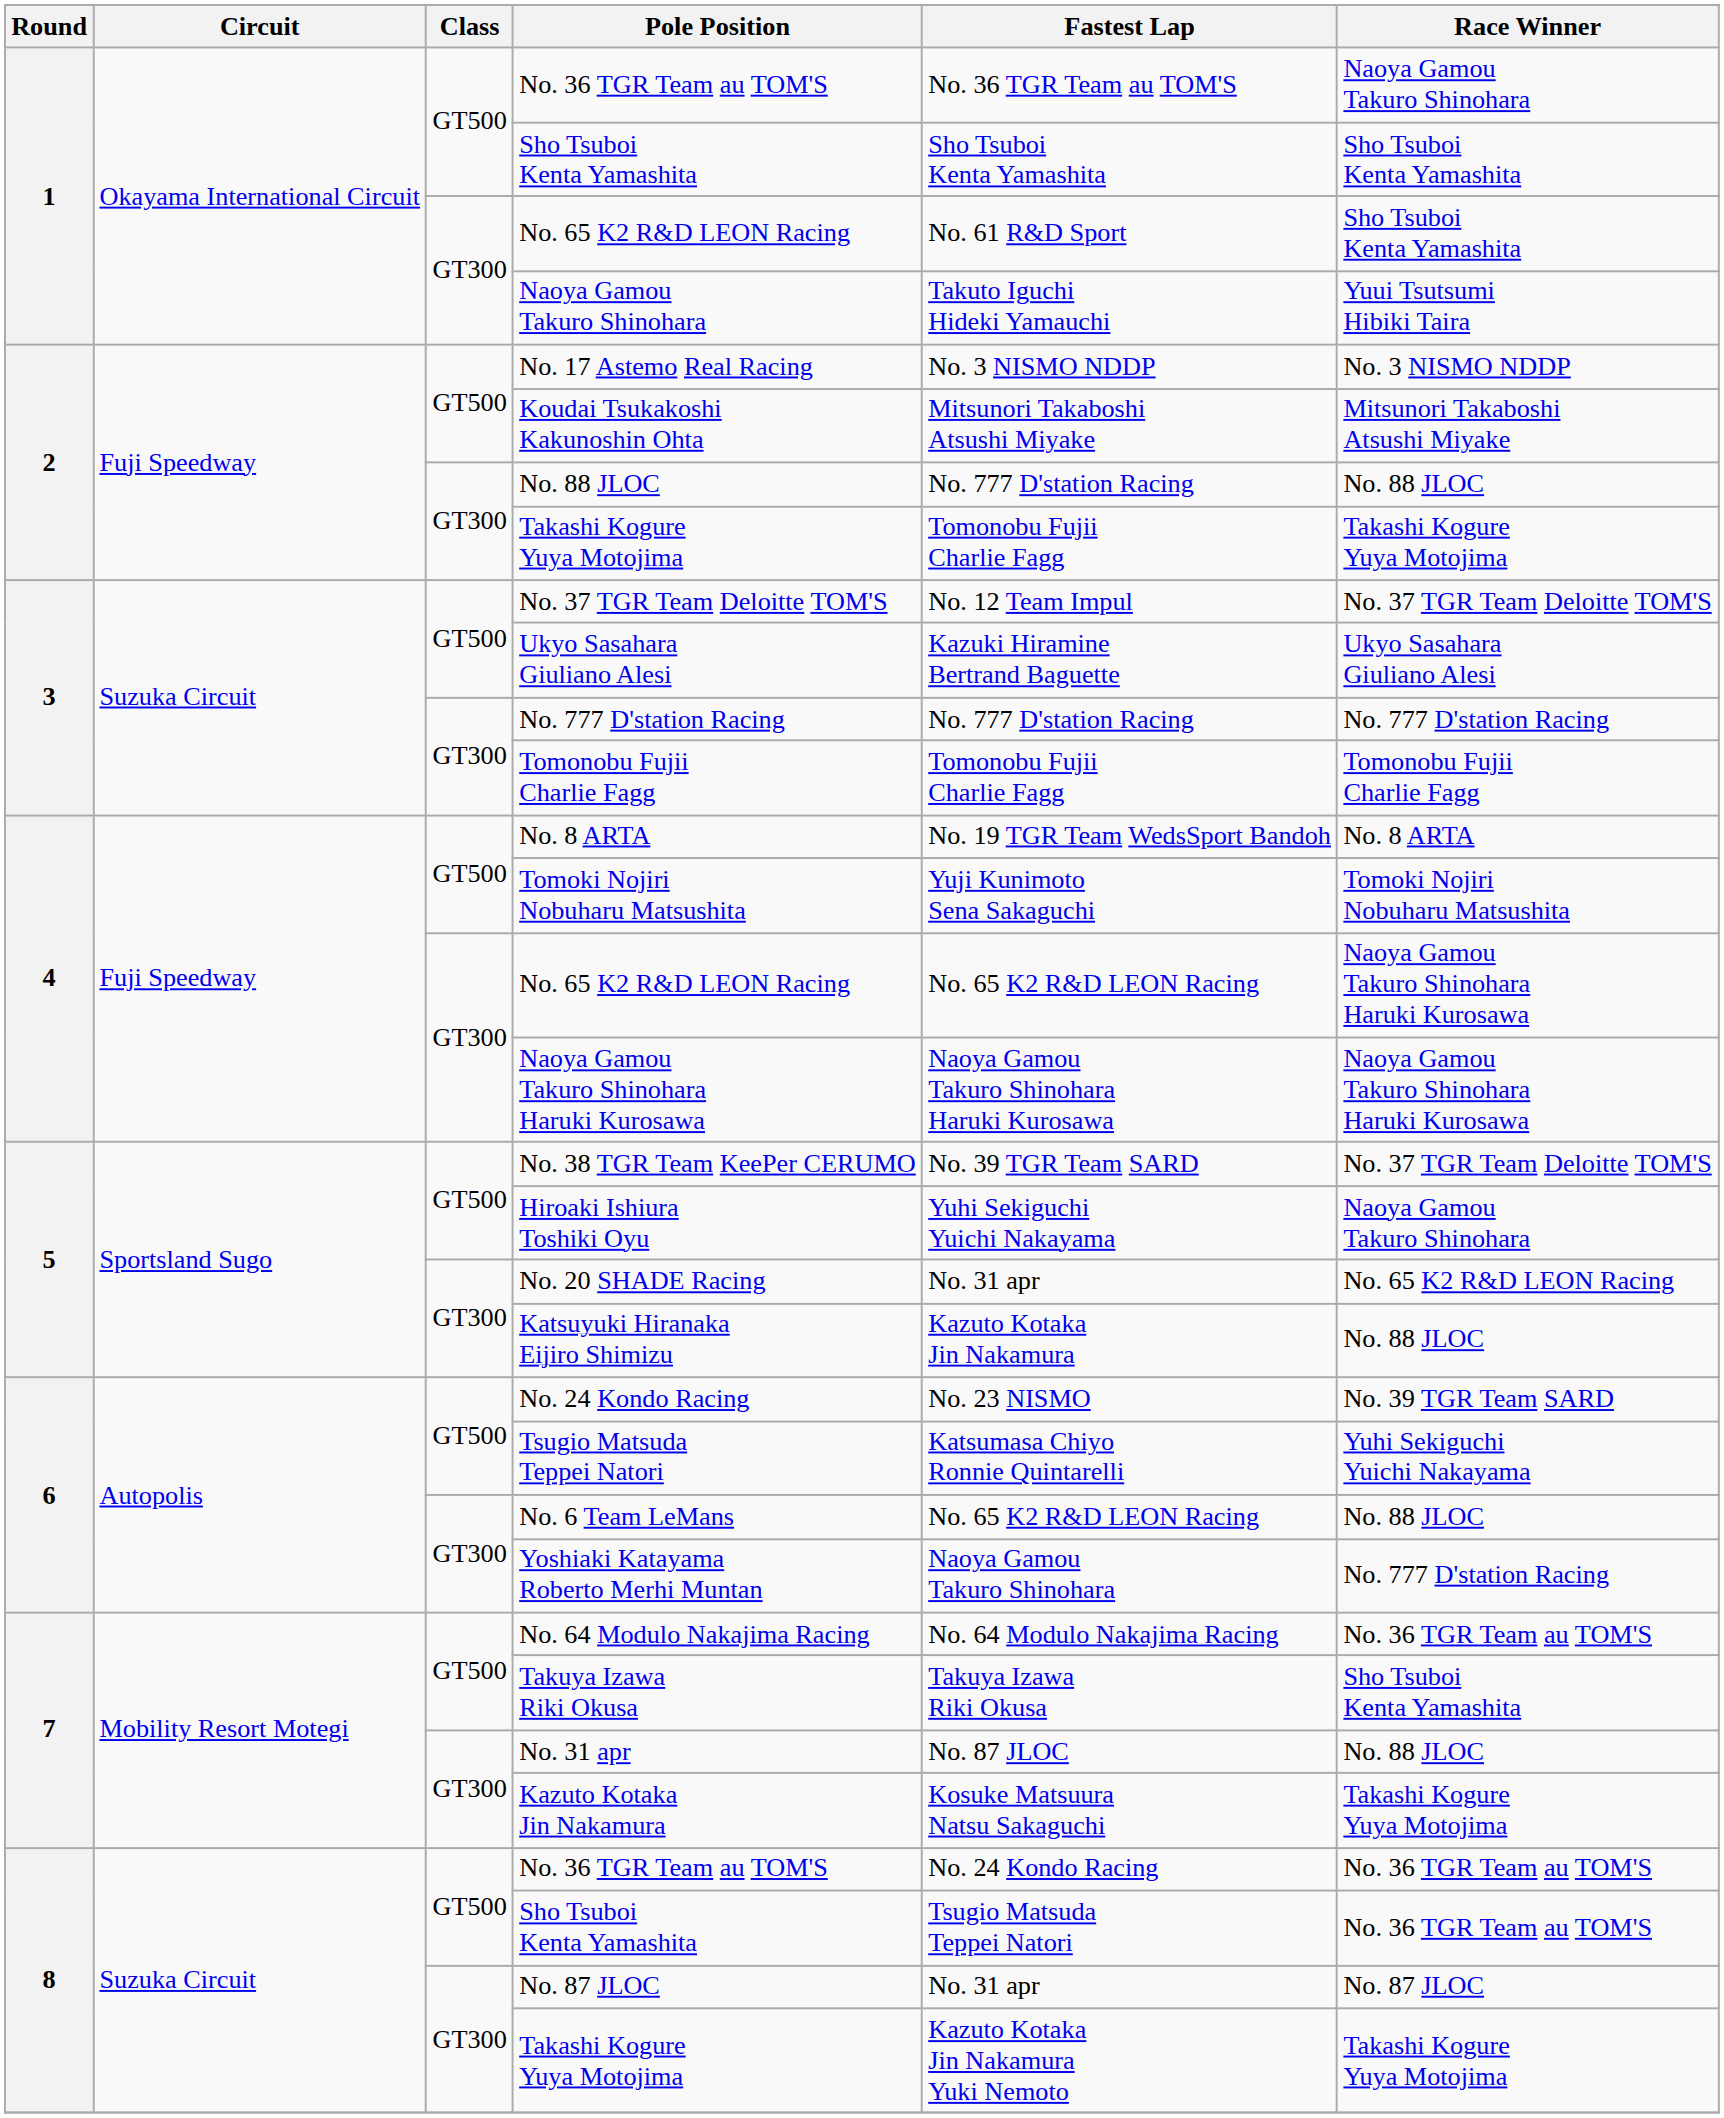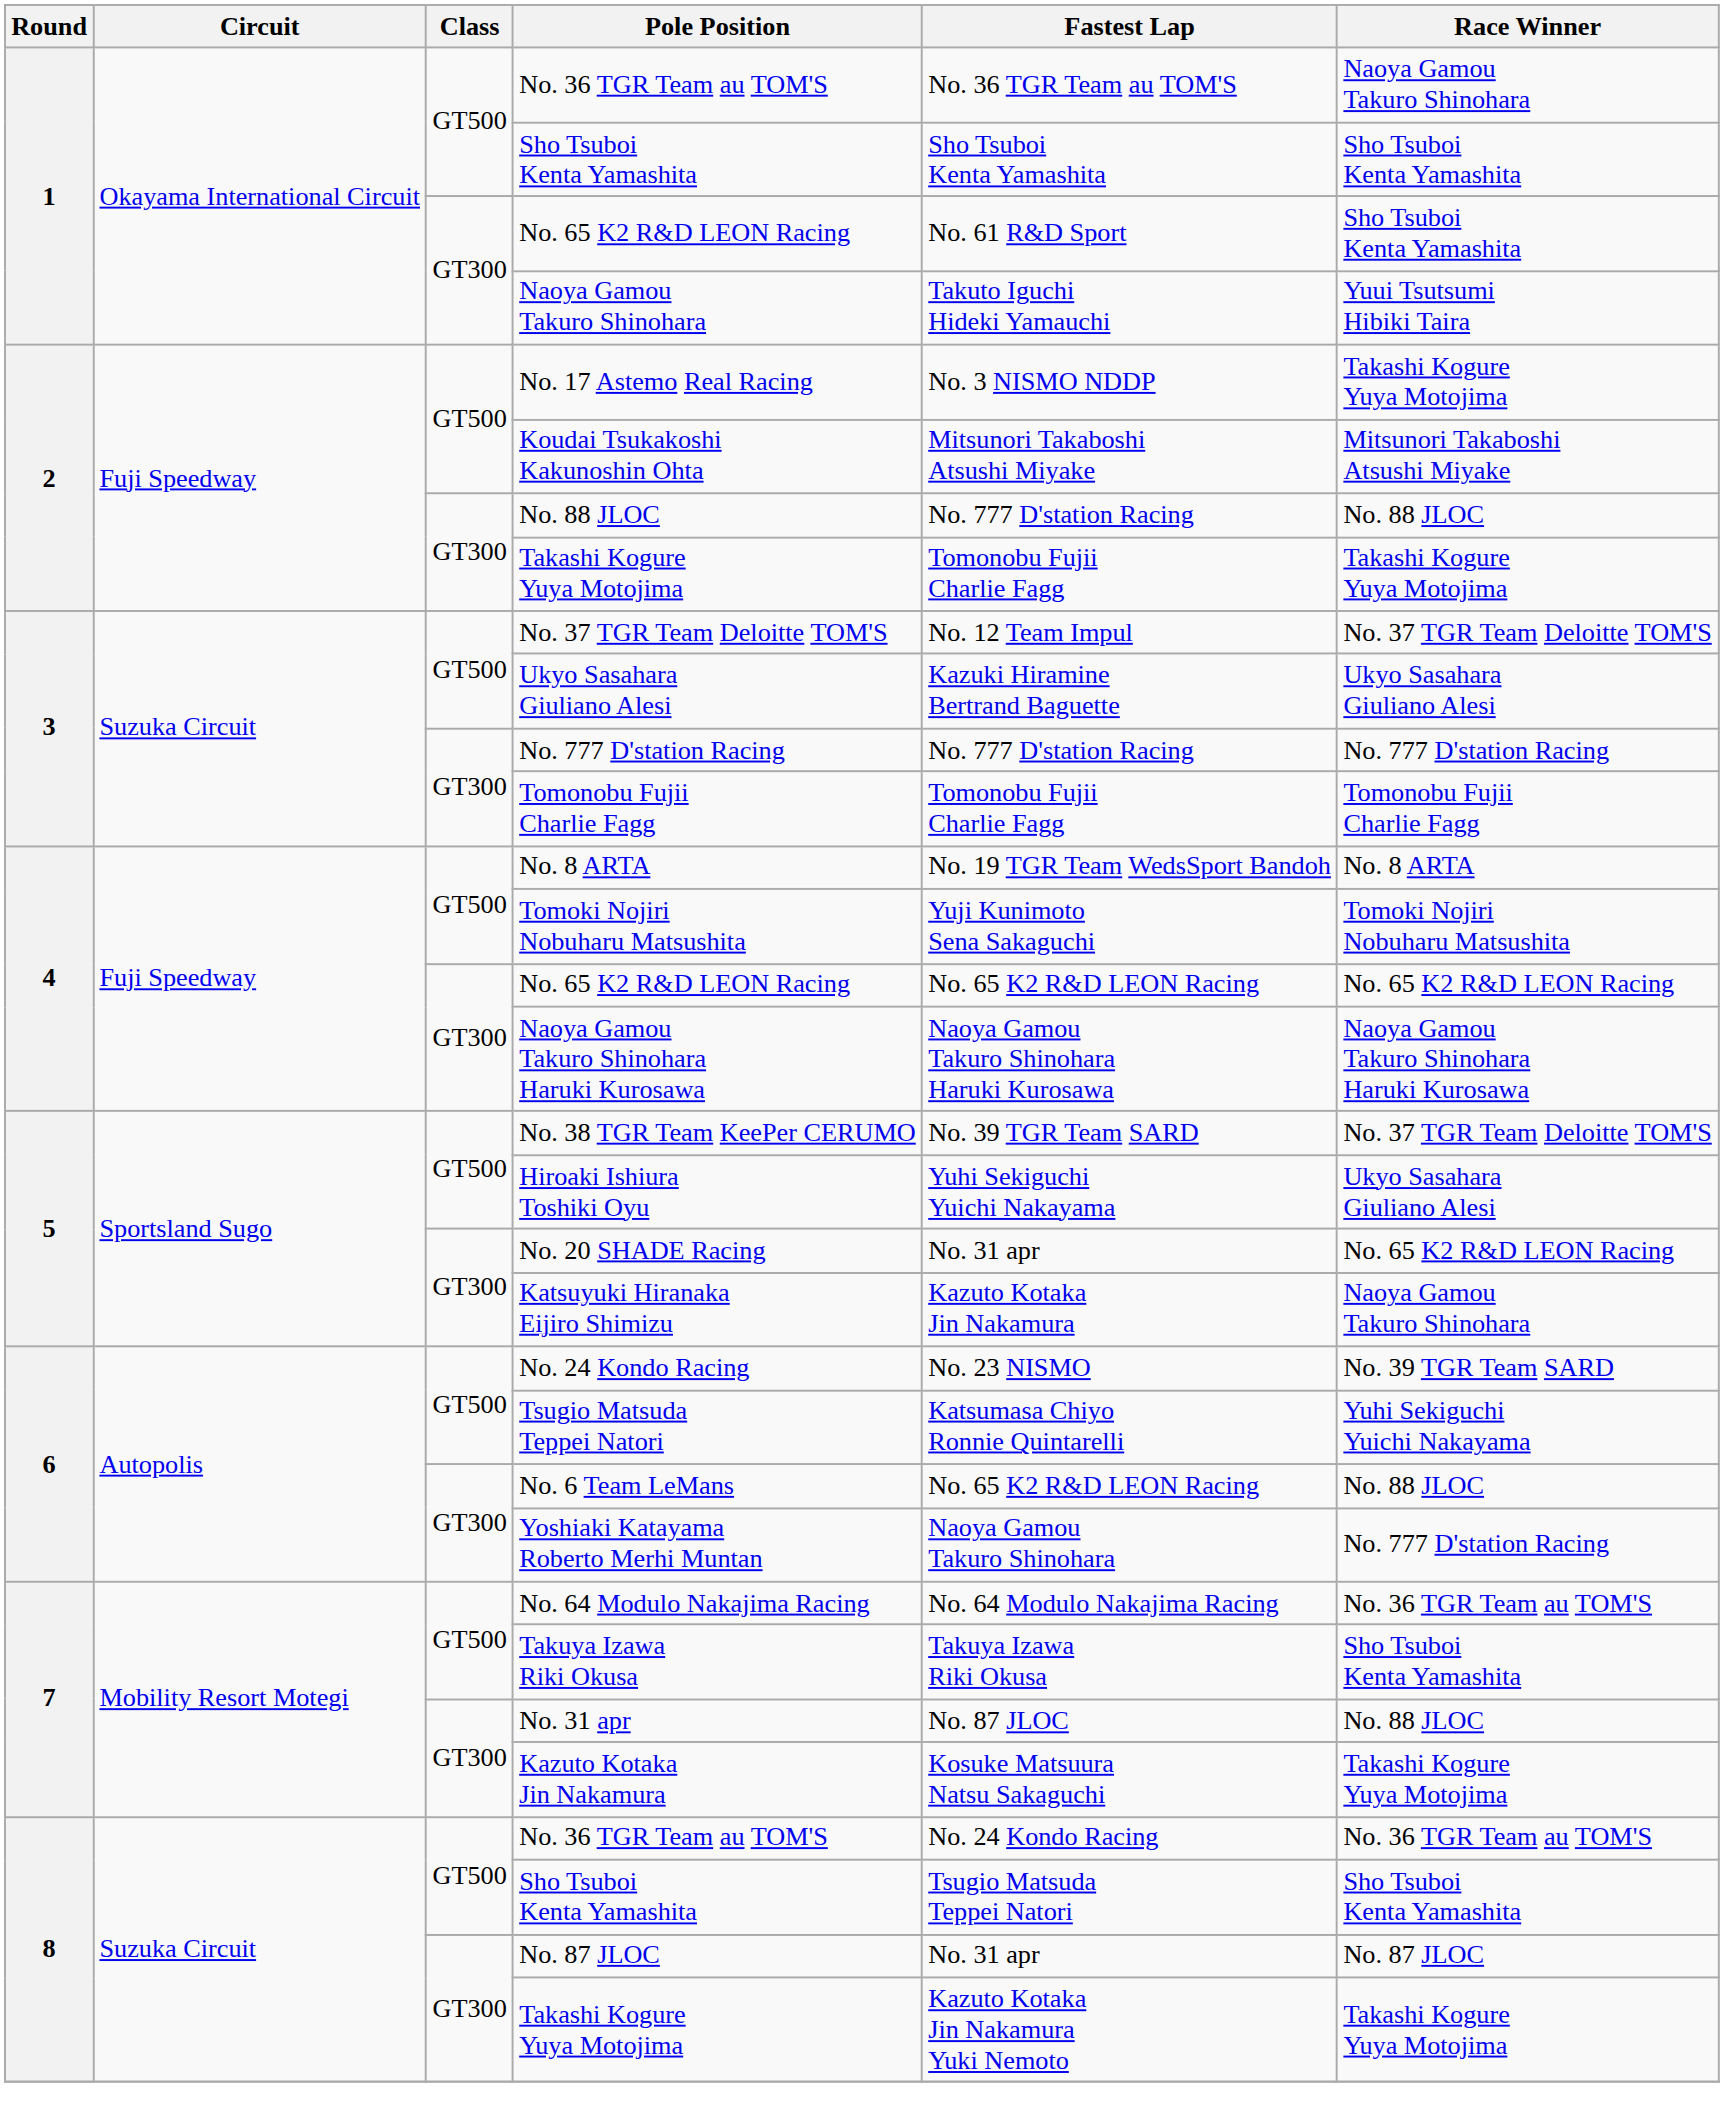(1457, 365) No. 3 NISMO NDDP -> (1427, 381) Takashi Kogure Yuya Motojima
(1437, 984) Naoya Gamou Takuro Shinohara Haruki Kurosawa -> (1509, 984) No. 65 K2 R&D LEON Racing
(1437, 1222) Naoya Gamou Takuro Shinohara -> (1422, 1191) Ukyo Sasahara Giuliano Alesi
(1414, 1339) No. 88 JLOC -> (1437, 1308) Naoya Gamou Takuro Shinohara
(1498, 1927) No. 36 TGR Team au TOM'S -> (1432, 1896) Sho Tsuboi Kenta Yamashita
